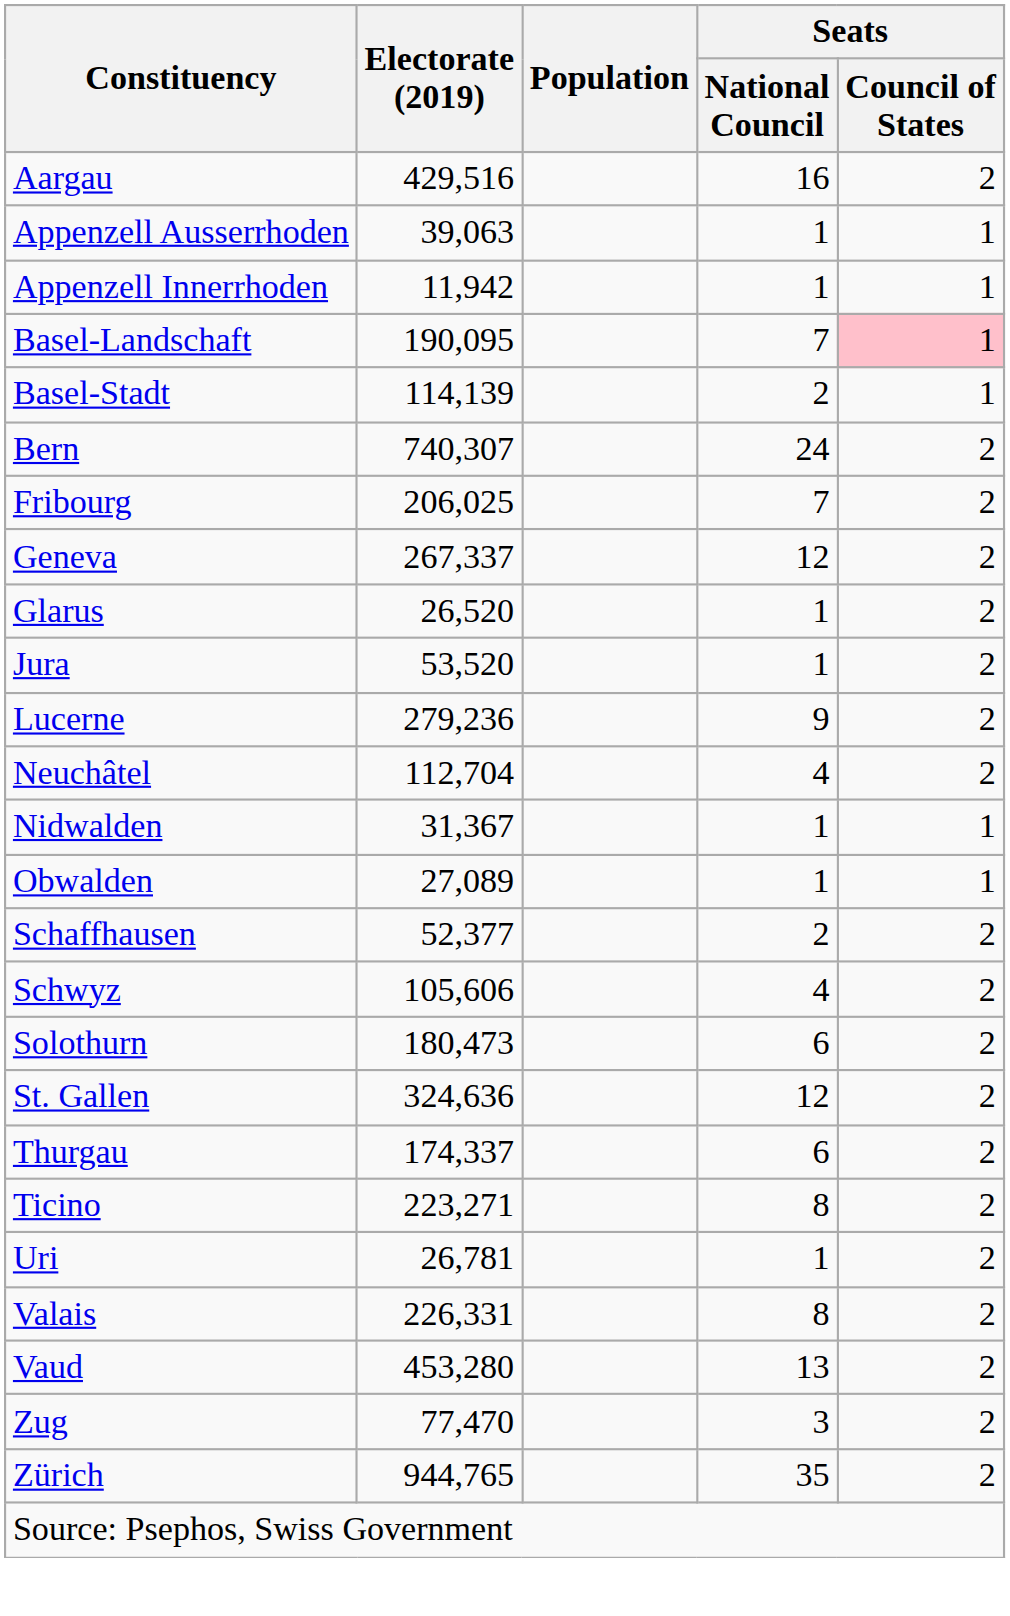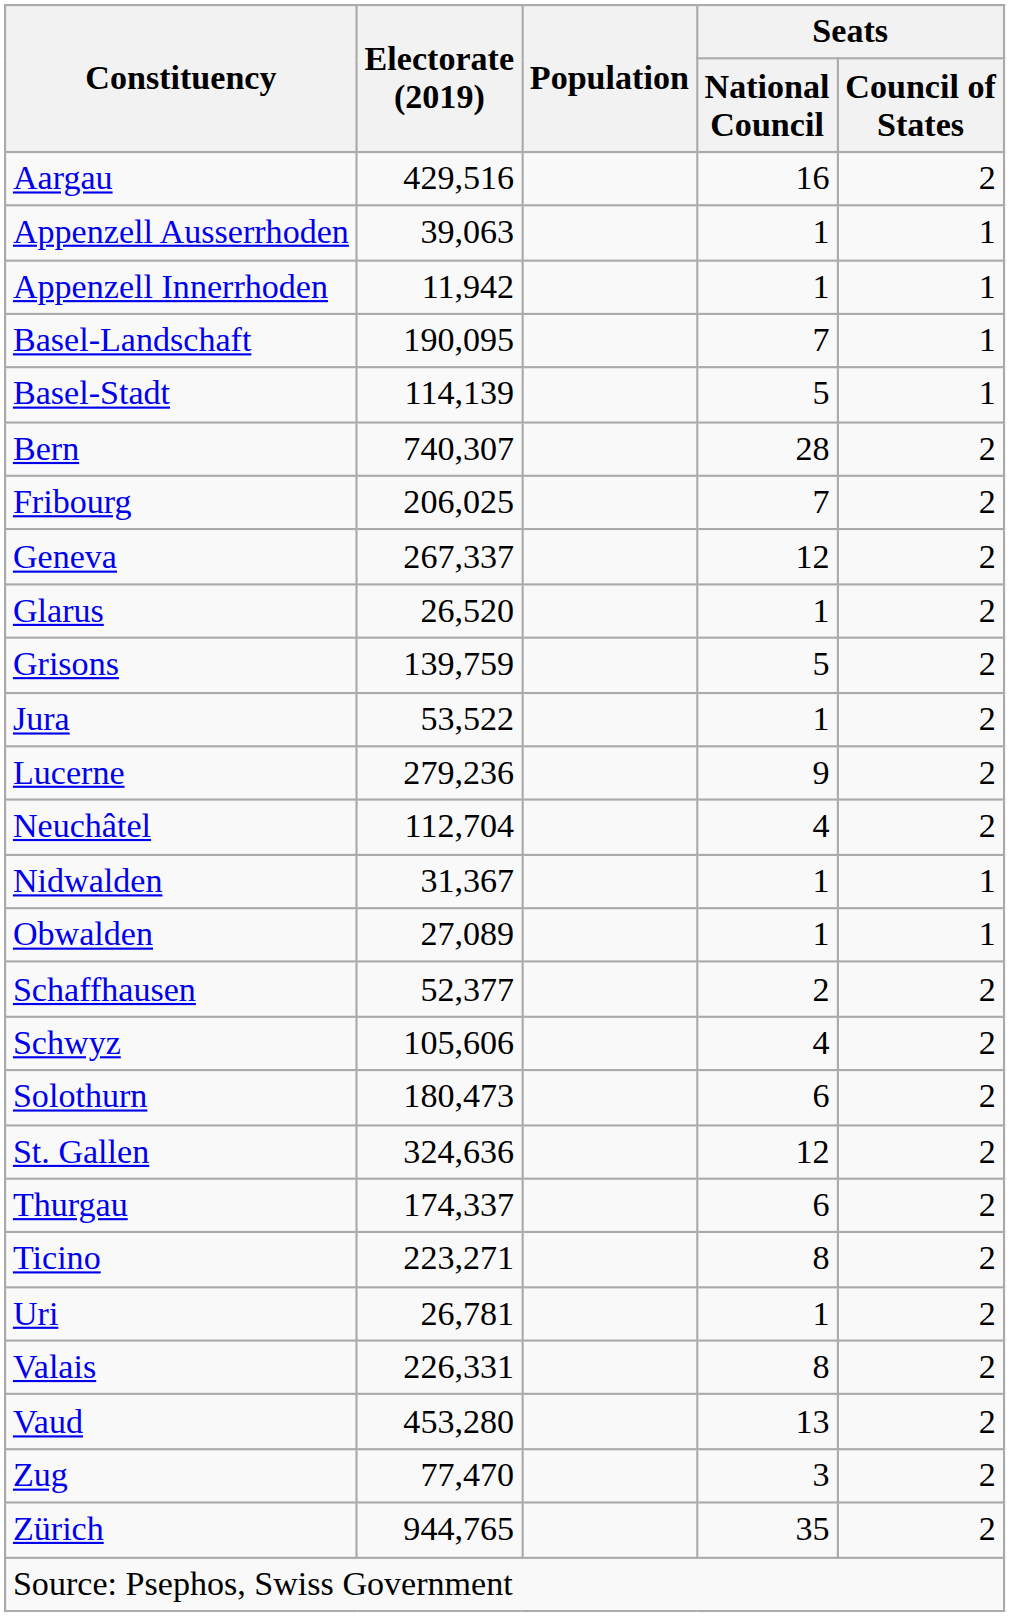(987, 340) pink background -> (987, 340) no background
(821, 394) 2 -> (821, 394) 5
(813, 448) 24 -> (813, 448) 28
+ row: (66, 664)
(467, 664) 53,520 -> (467, 718) 53,522
